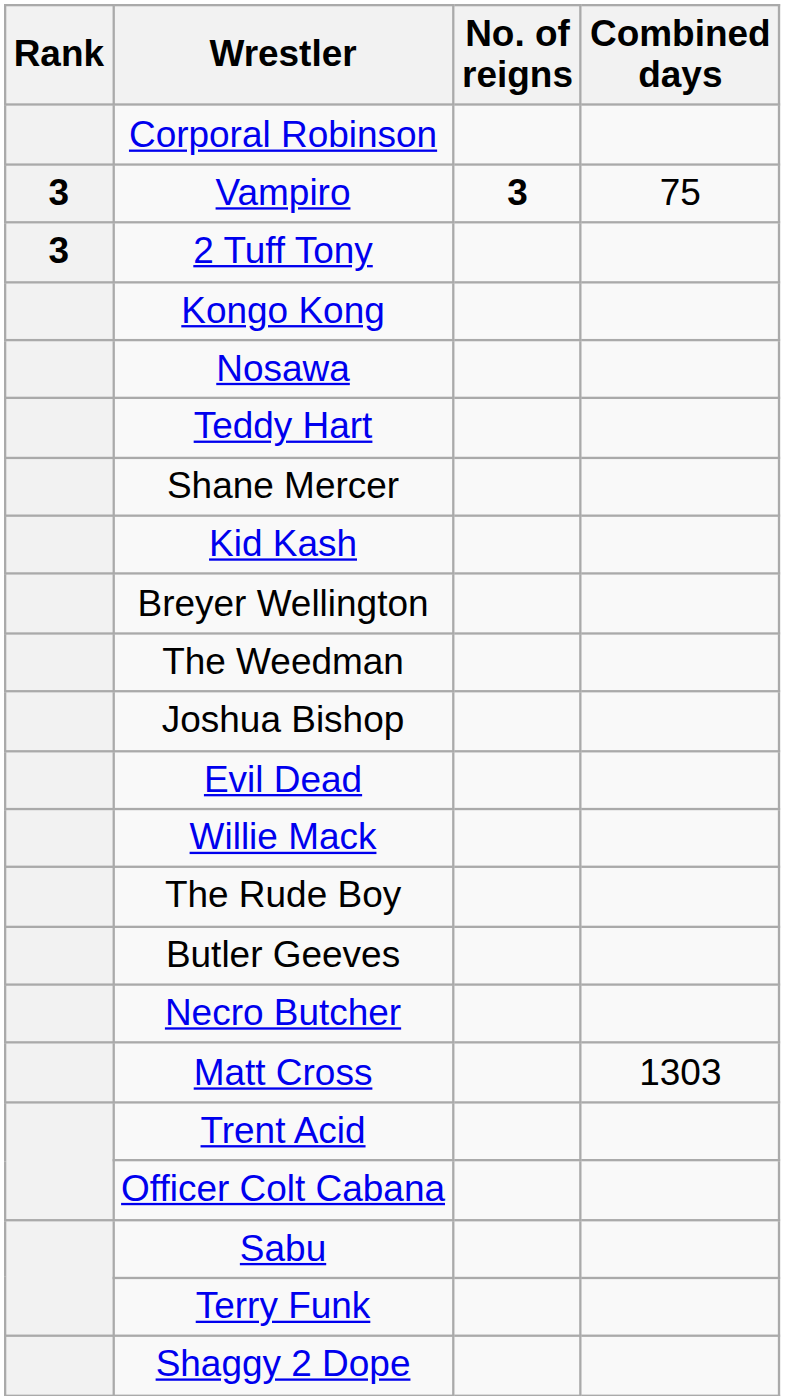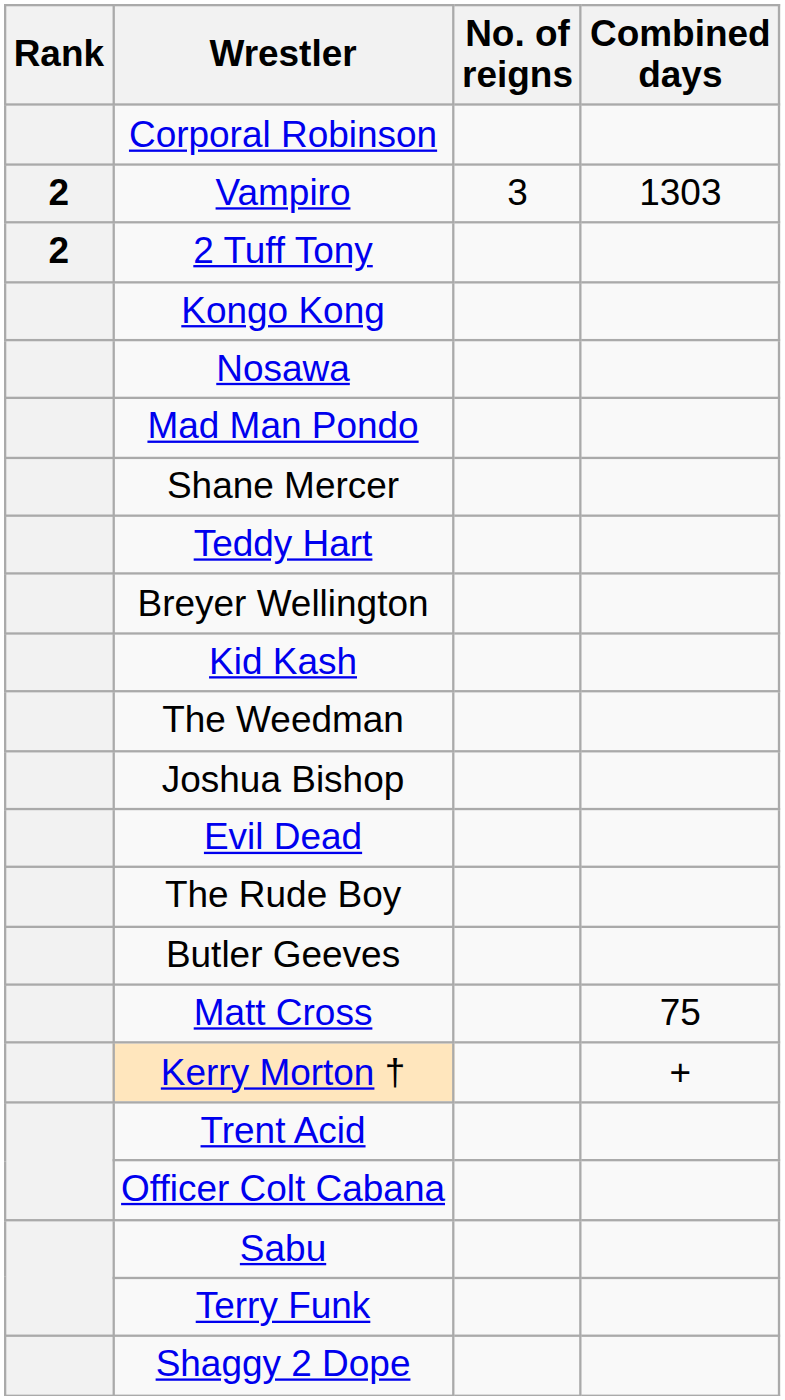(59, 192) 3 -> (59, 192) 2
(517, 192) bold -> (517, 192) normal
(680, 192) 75 -> (680, 192) 1303
(59, 251) 3 -> (59, 251) 2
+ row: (283, 427)
rows swapped: (283, 485) <-> (283, 427)
rows swapped: (283, 602) <-> (283, 544)
- row: (283, 837)
- row: (283, 1013)
(680, 1071) 1303 -> (680, 1013) 75
+ row: (283, 1071)
